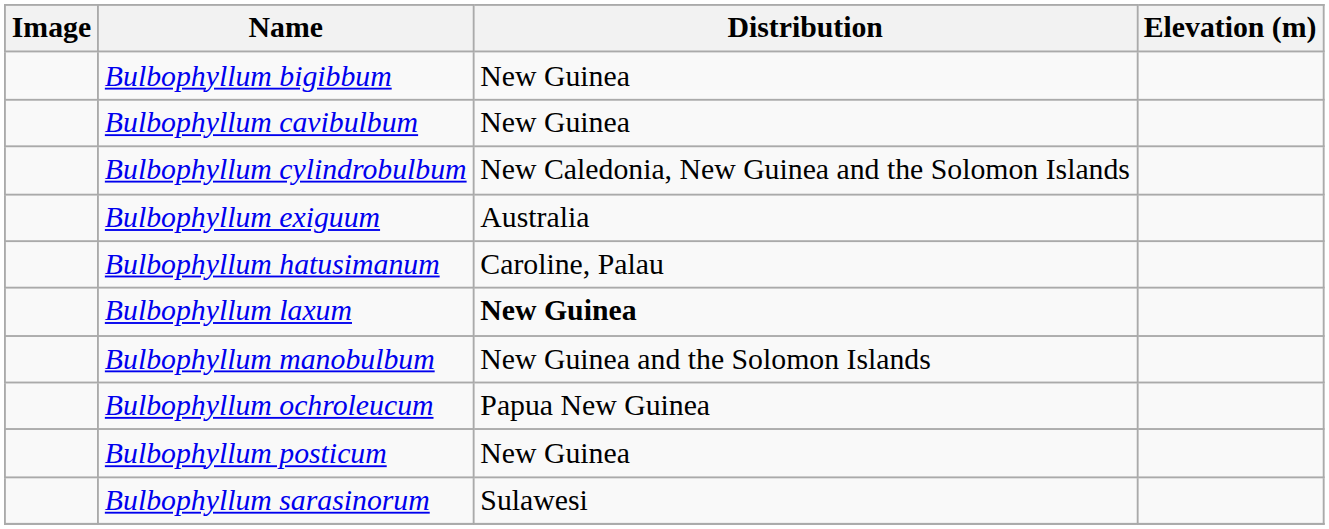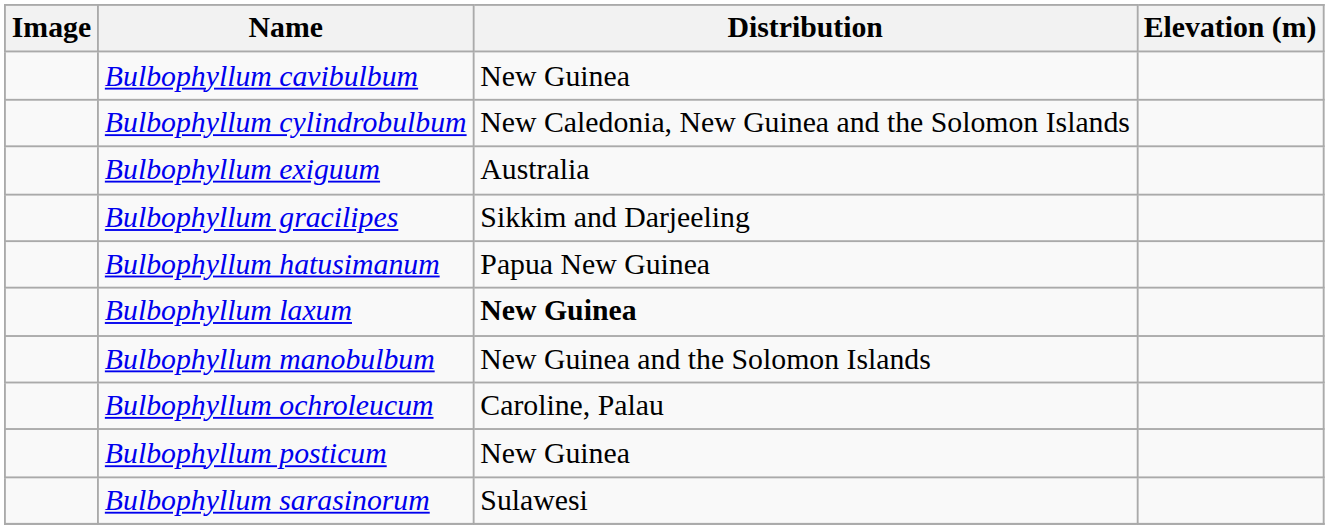- row: (248, 75)
+ row: (252, 216)
(572, 264) Caroline, Palau -> (595, 264) Papua New Guinea
(595, 405) Papua New Guinea -> (572, 405) Caroline, Palau
